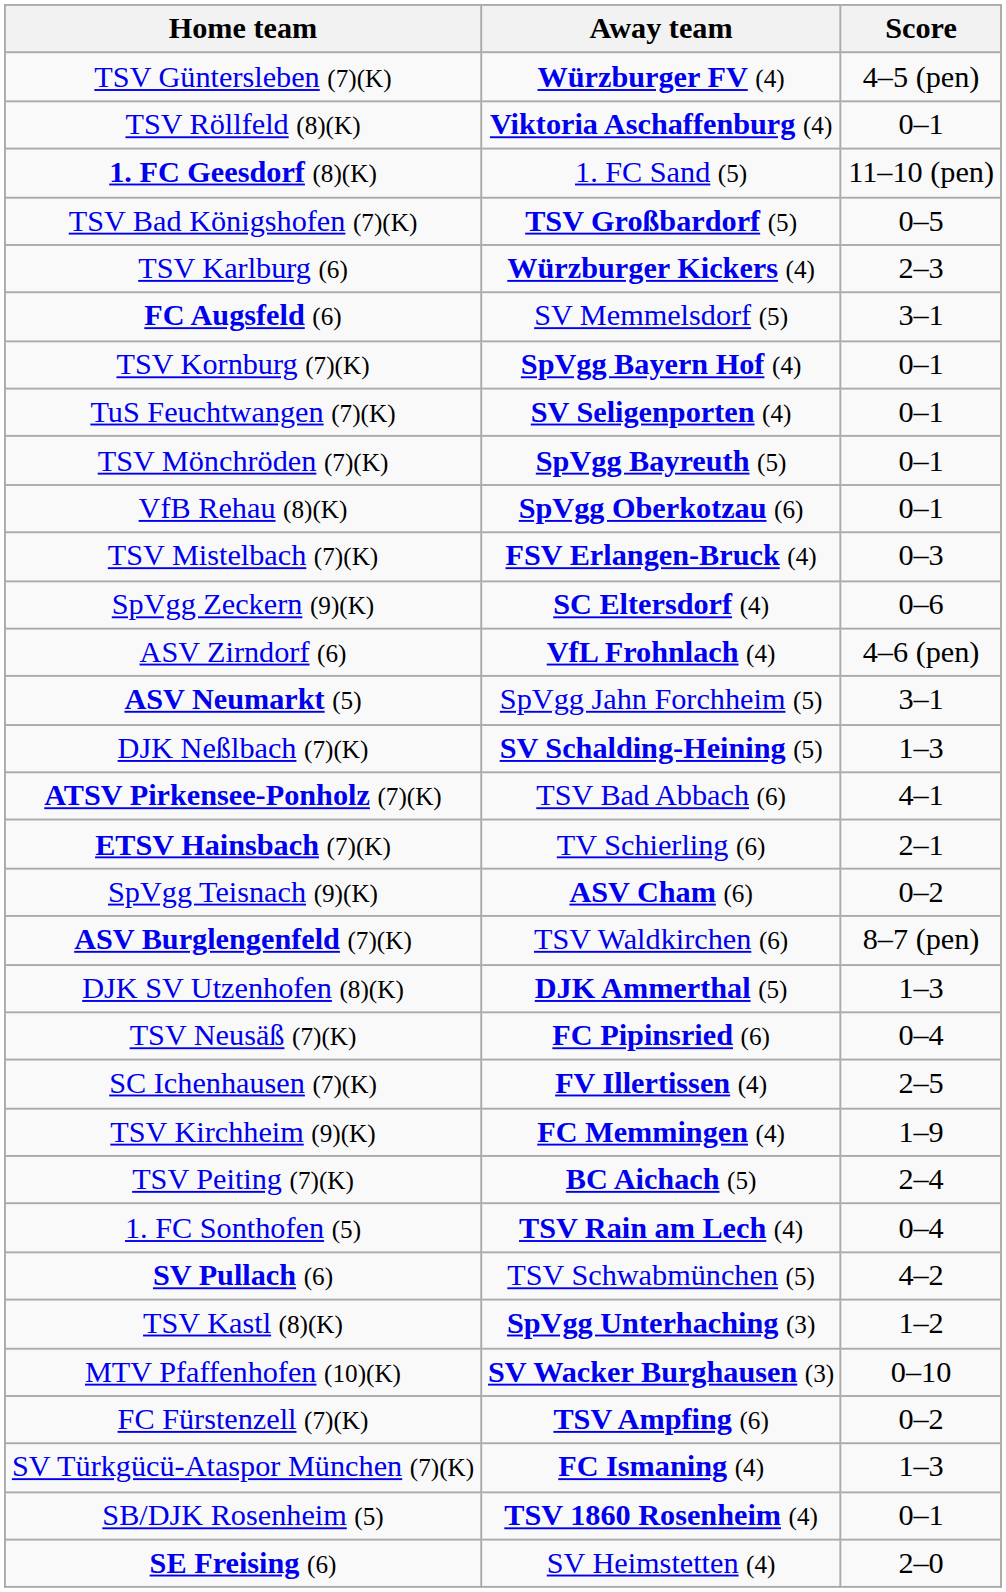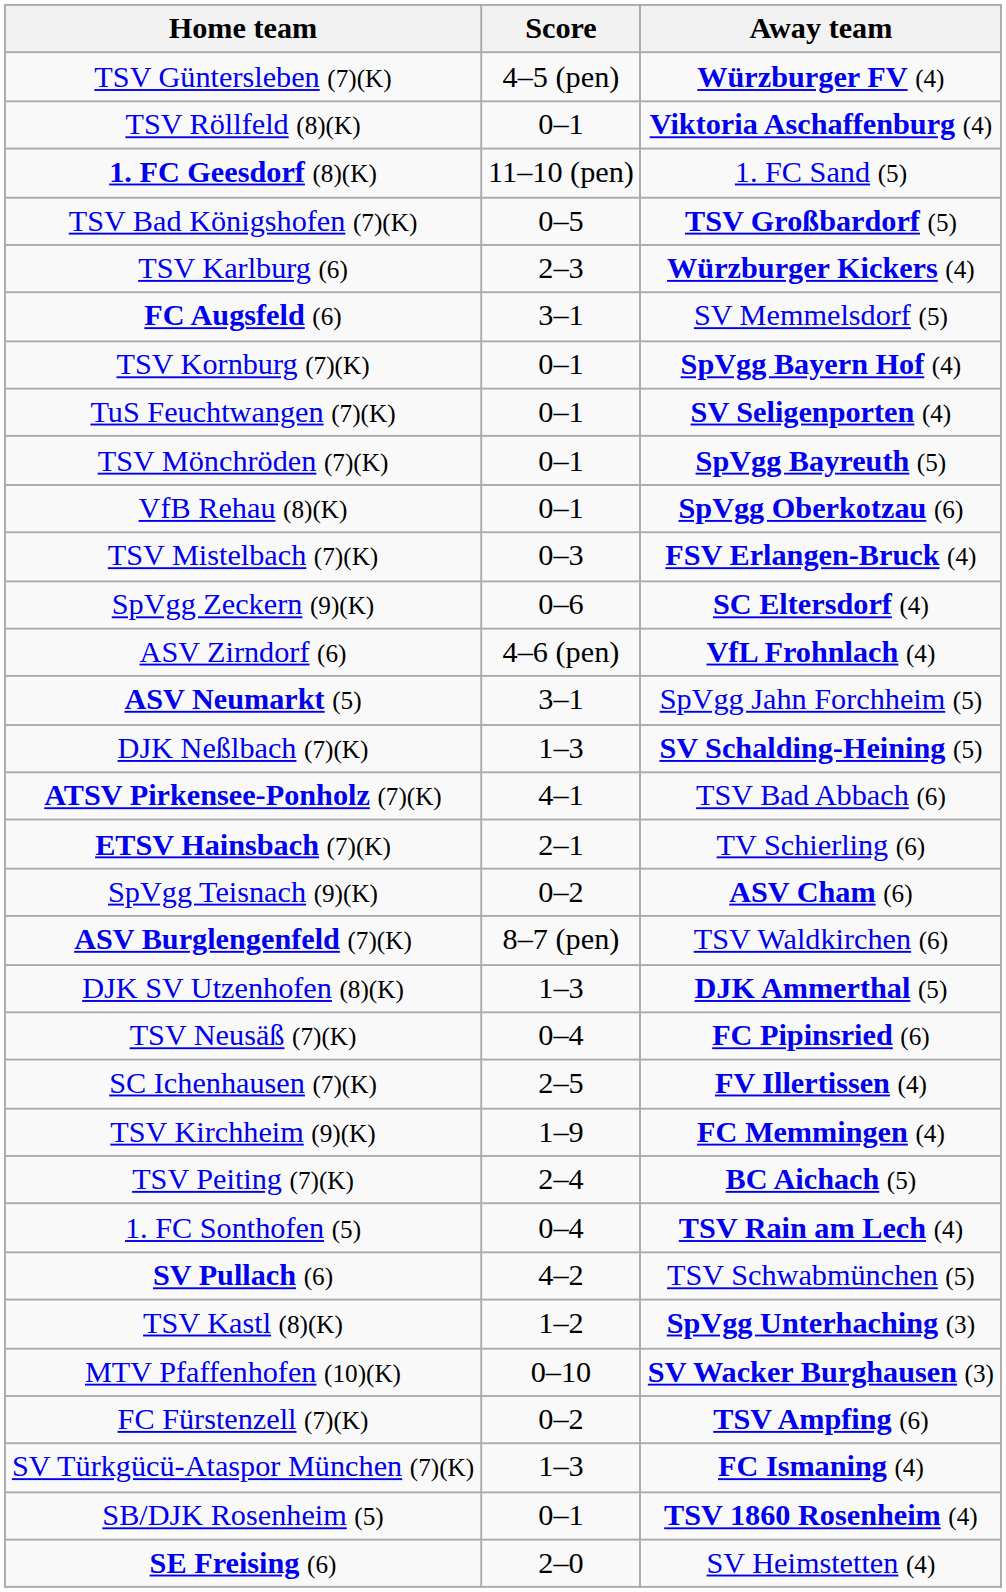columns swapped: (661, 28) <-> (921, 28)
